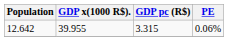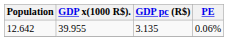(147, 28) 3.315 -> (147, 28) 3.135
